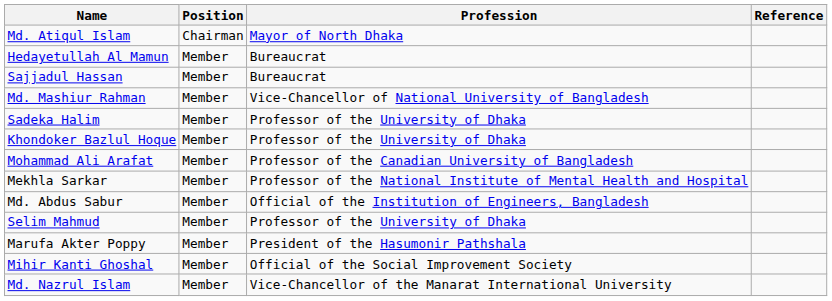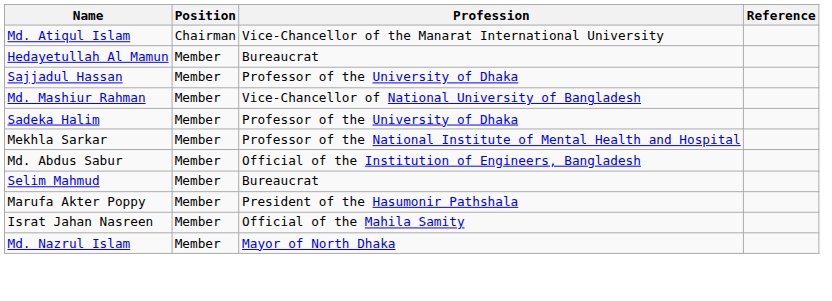(326, 36) Mayor of North Dhaka -> (453, 36) Vice-Chancellor of the Manarat International University
(288, 77) Bureaucrat -> (380, 77) Professor of the University of Dhaka
- row: (92, 139)
- row: (80, 160)
(388, 223) Professor of the University of Dhaka -> (280, 181) Bureaucrat
+ row: (80, 223)
- row: (80, 264)
(461, 285) Vice-Chancellor of the Manarat International University -> (319, 243) Mayor of North Dhaka
